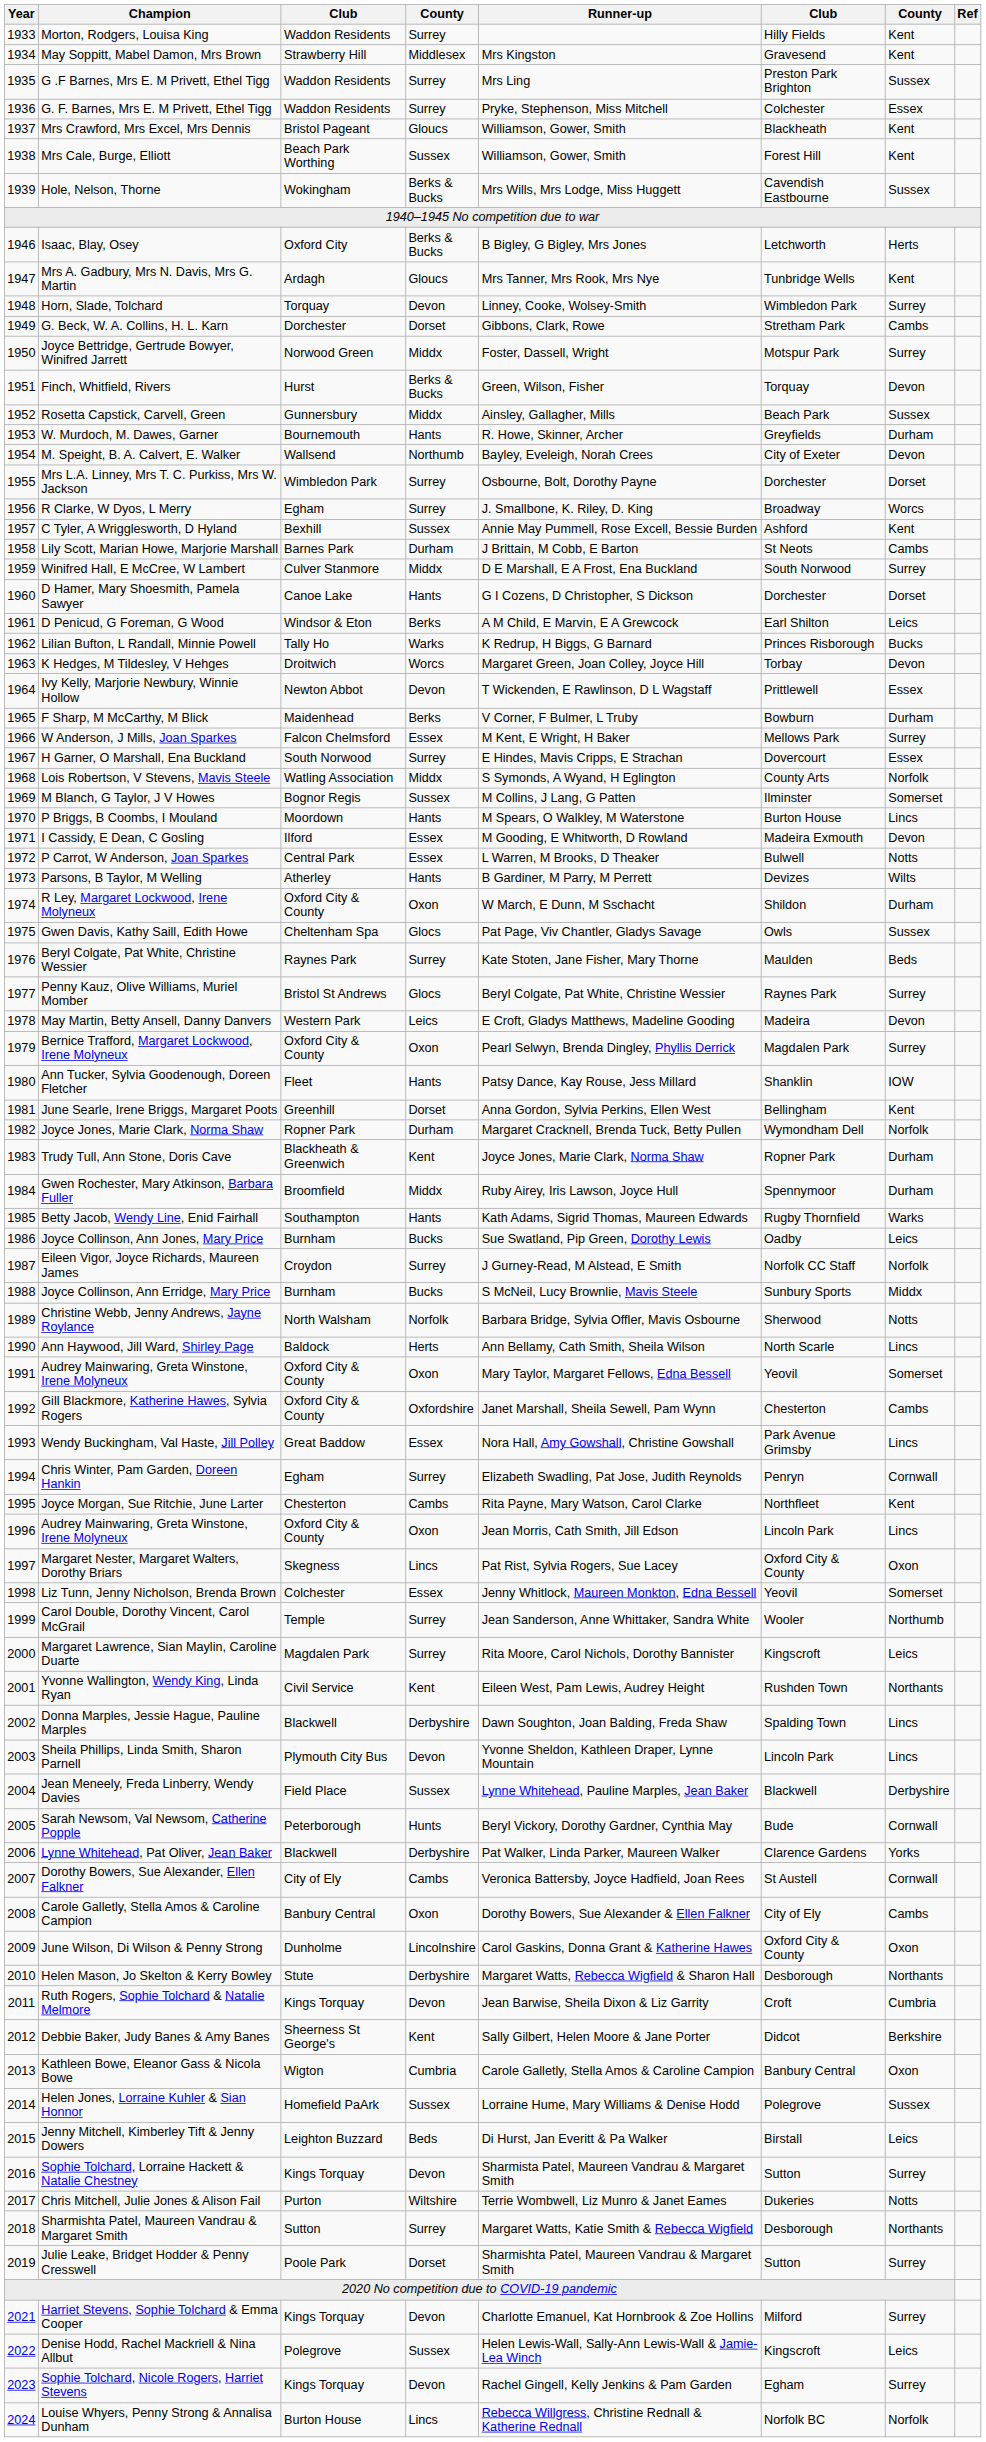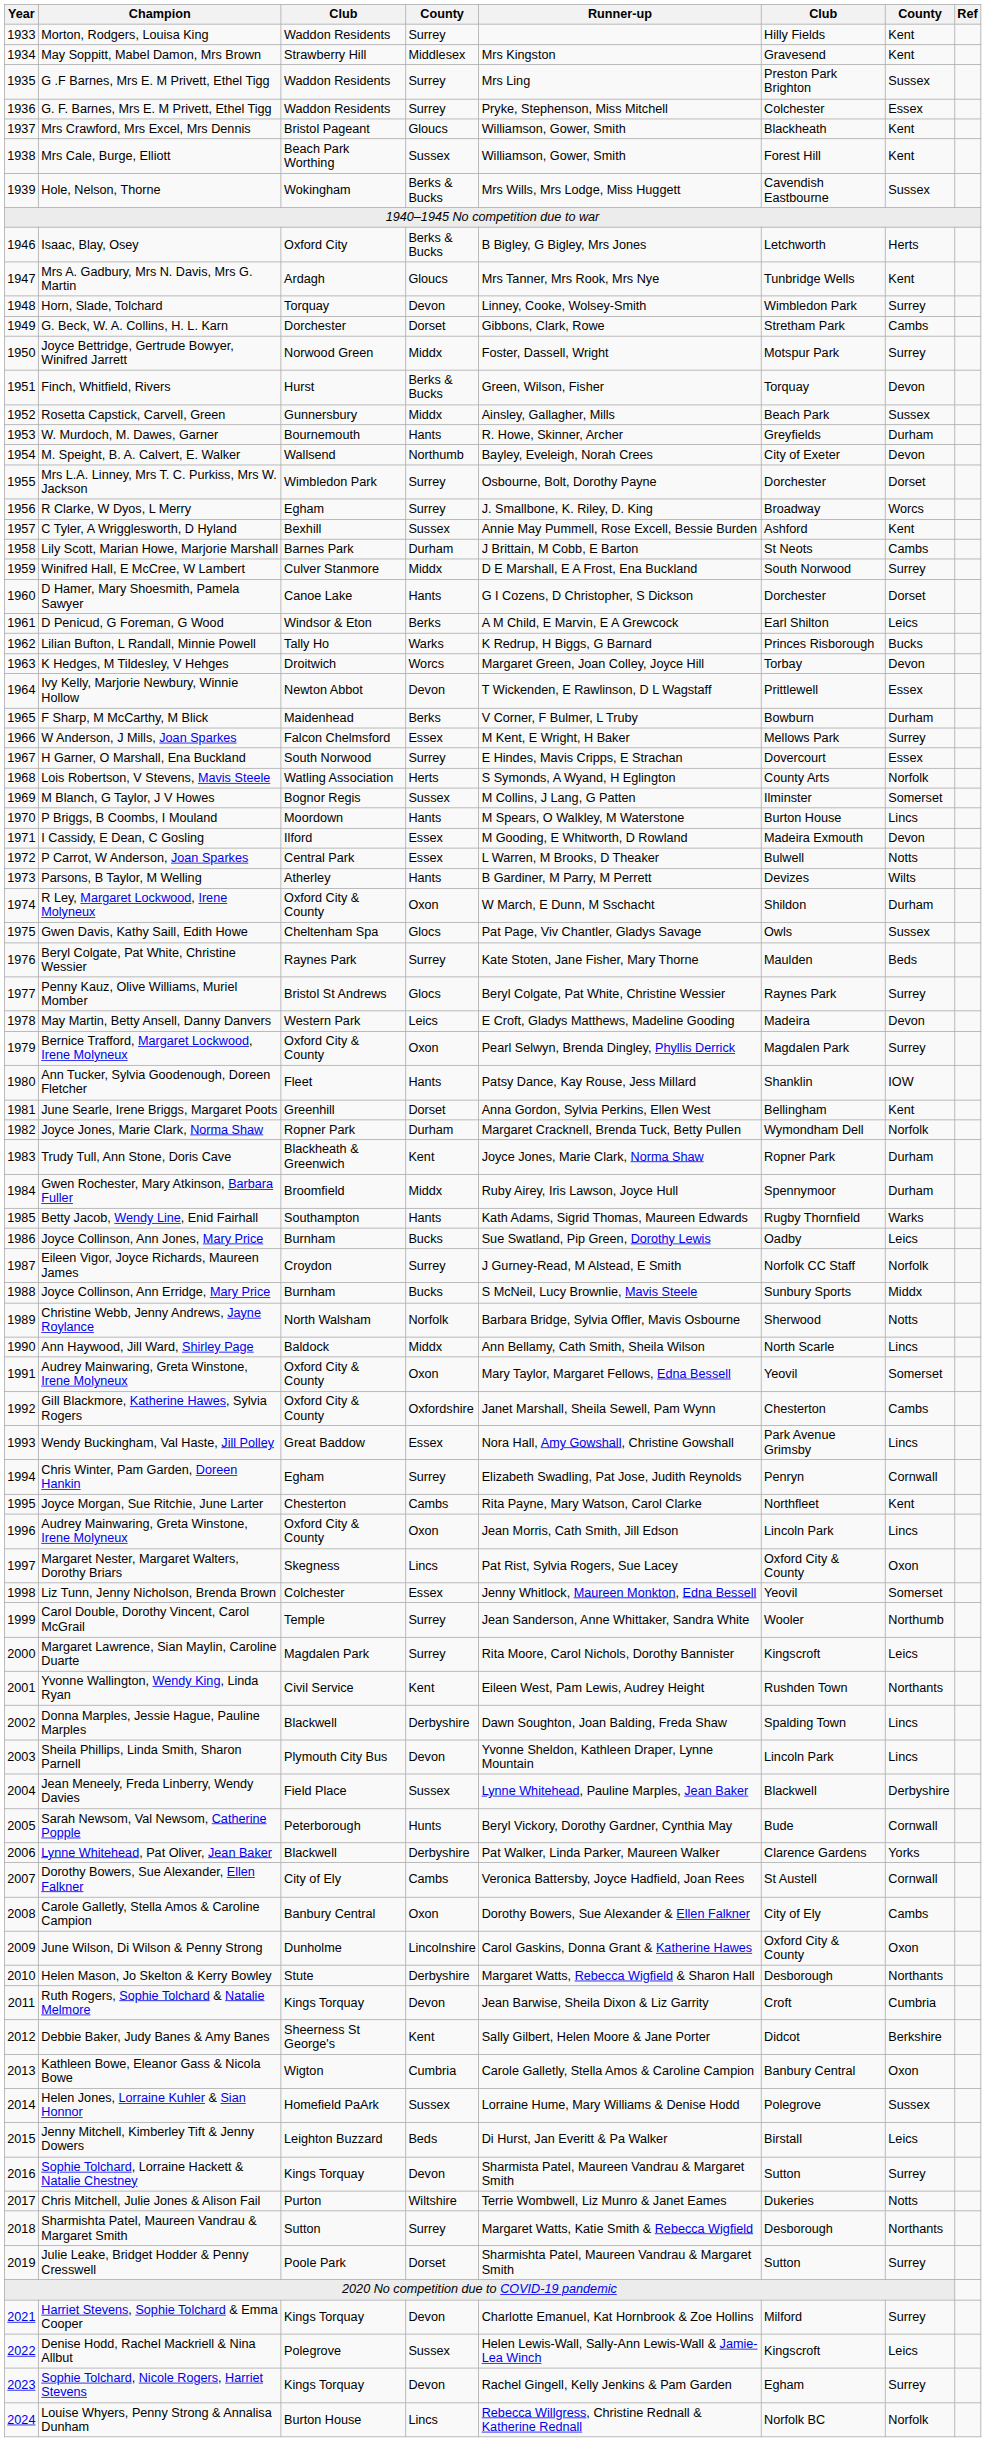(425, 778) Middx -> (424, 778) Herts
(424, 1347) Herts -> (425, 1347) Middx
